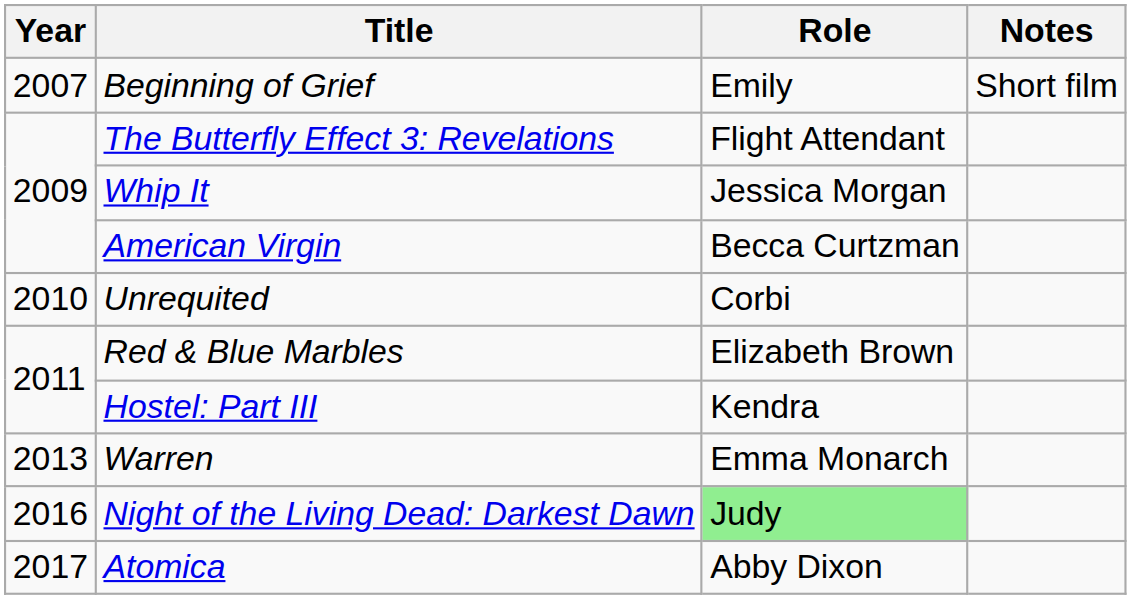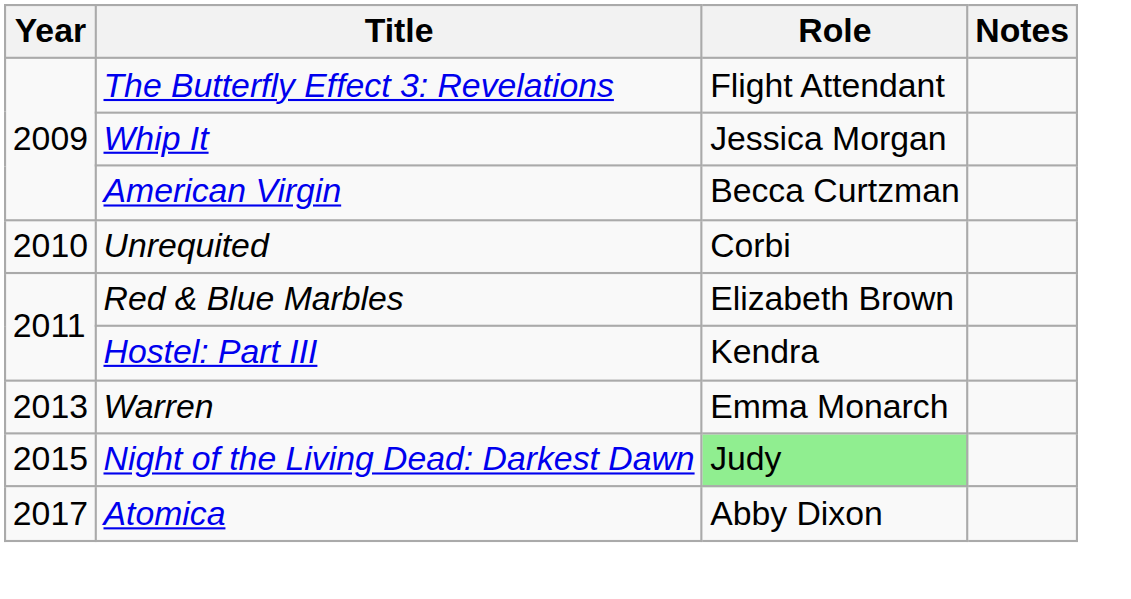- row: (239, 84)
(50, 513) 2016 -> (50, 459) 2015
